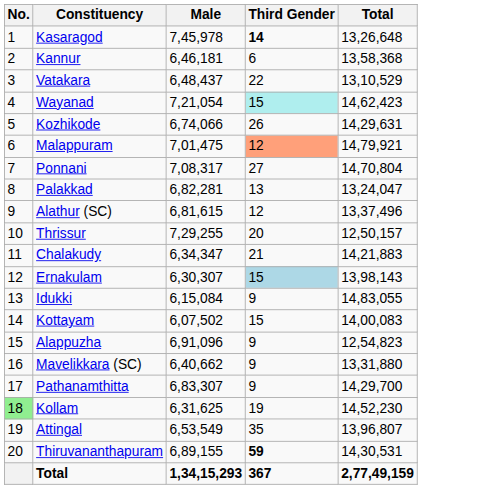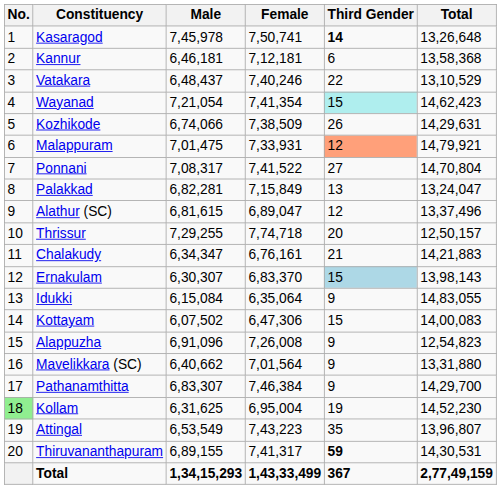+ column: (285, 15)
